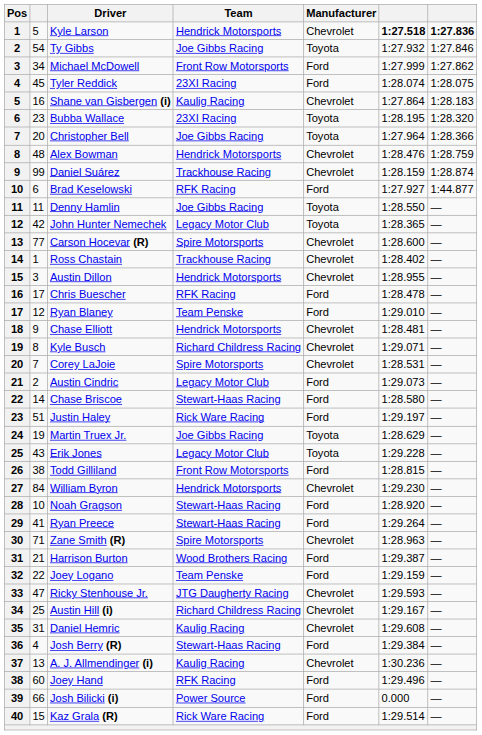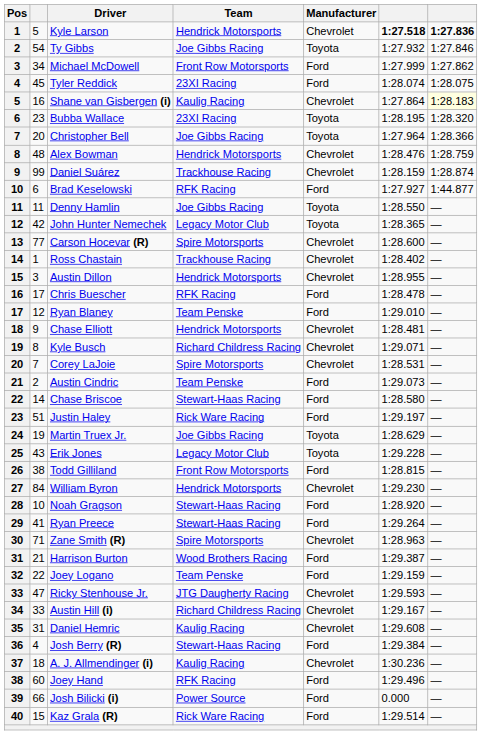(452, 101) no background -> (452, 101) lightyellow background
(222, 382) Legacy Motor Club -> (209, 382) Team Penske
(39, 611) 25 -> (39, 611) 33
(39, 663) 13 -> (39, 663) 18
